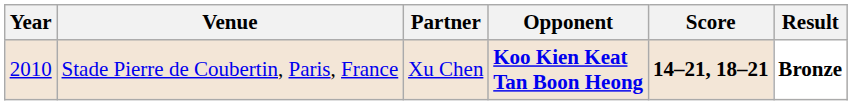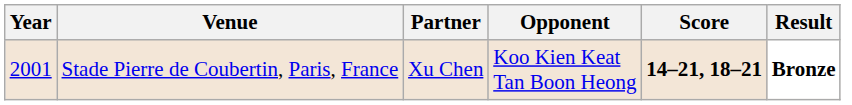(31, 69) 2010 -> (31, 69) 2001
(568, 69) bold -> (565, 69) normal
